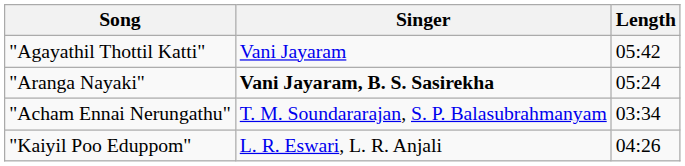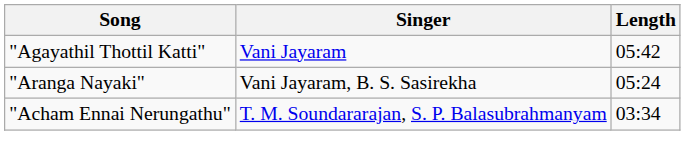(367, 82) bold -> (358, 82) normal
- row: (100, 144)
